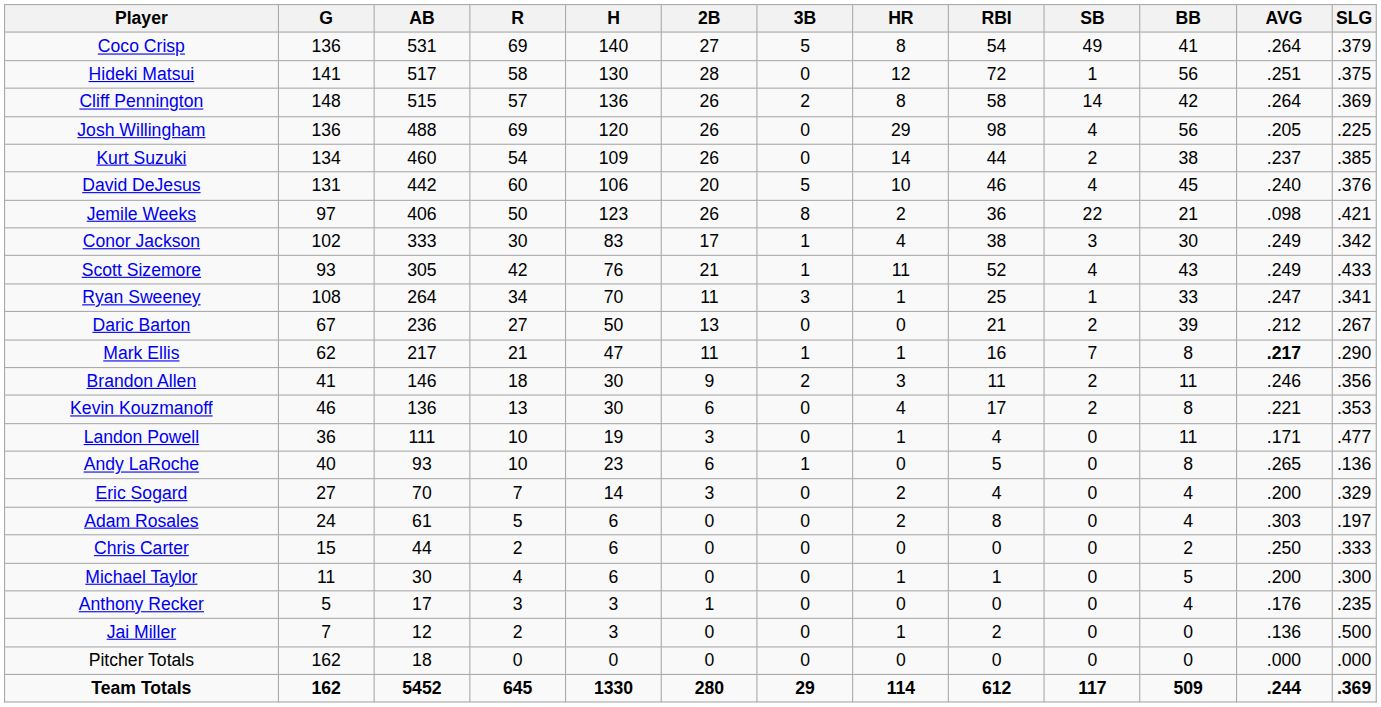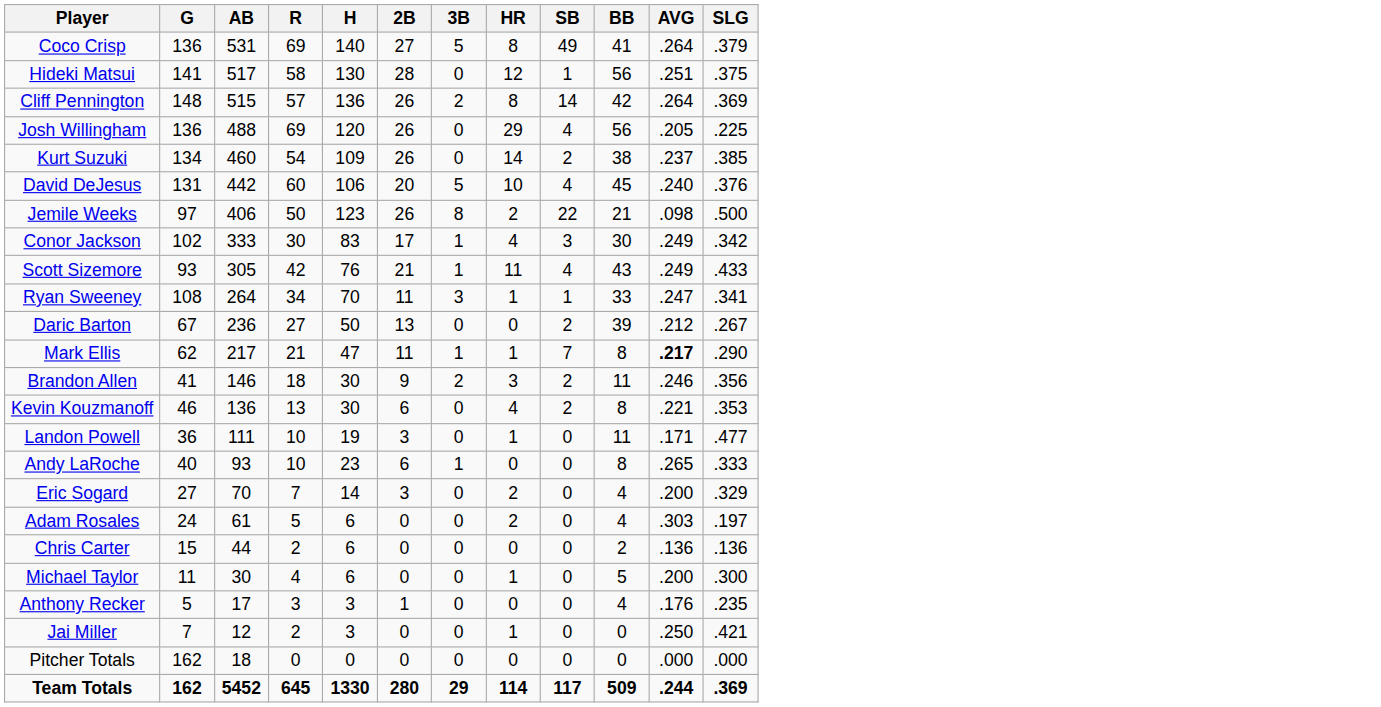- column: (997, 18)
(1354, 213) .421 -> (731, 213) .500
(1354, 465) .136 -> (731, 465) .333
(1284, 548) .250 -> (676, 548) .136
(1354, 548) .333 -> (731, 548) .136
(1284, 632) .136 -> (676, 632) .250
(1354, 632) .500 -> (731, 632) .421
